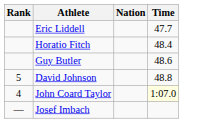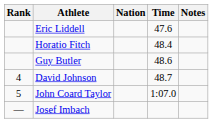+ column: (193, 12)
(163, 28) 47.7 -> (163, 28) 47.6
(19, 77) 5 -> (19, 77) 4
(163, 77) 48.8 -> (163, 77) 48.7
(19, 93) 4 -> (19, 93) 5
(163, 93) lightyellow background -> (163, 93) no background
